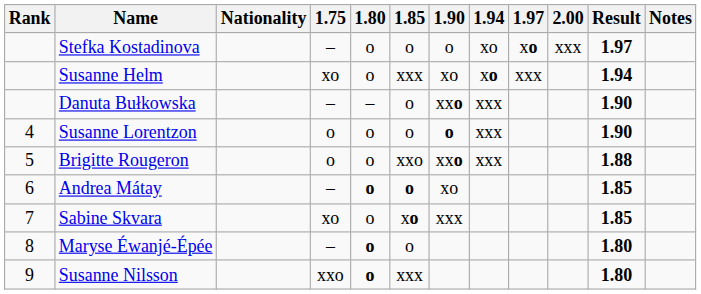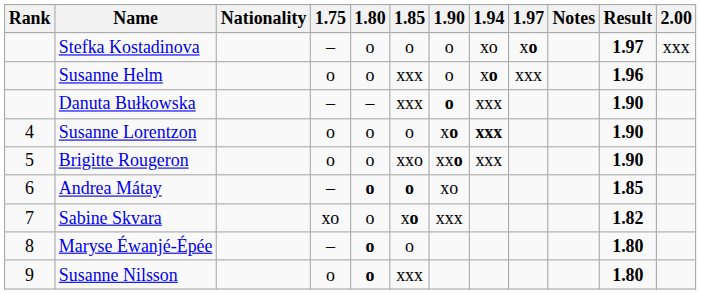columns swapped: (568, 18) <-> (670, 18)
(330, 75) xo -> (330, 75) o
(449, 75) xo -> (449, 75) o
(616, 75) 1.94 -> (628, 75) 1.96
(410, 103) o -> (410, 103) xxx
(449, 103) xxo -> (449, 103) o
(449, 132) o -> (449, 132) xo
(489, 132) normal -> (489, 132) bold
(616, 160) 1.88 -> (628, 160) 1.90
(616, 217) 1.85 -> (628, 217) 1.82
(330, 274) xxo -> (330, 274) o
